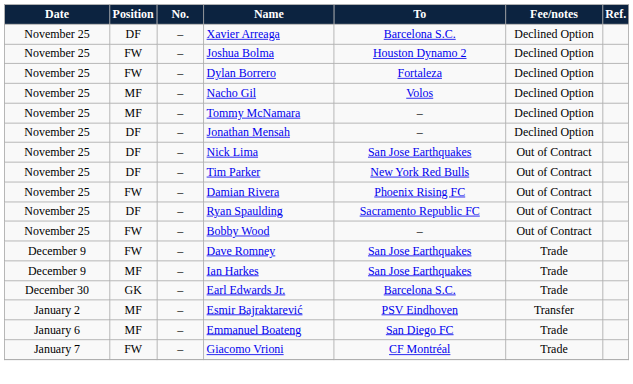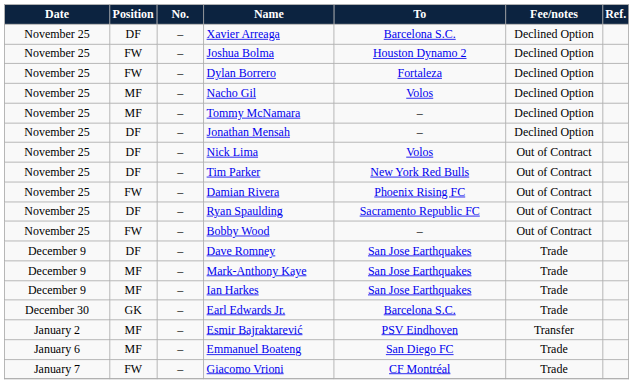(420, 152) San Jose Earthquakes -> (420, 152) Volos
(133, 251) FW -> (133, 251) DF
+ row: (257, 271)
